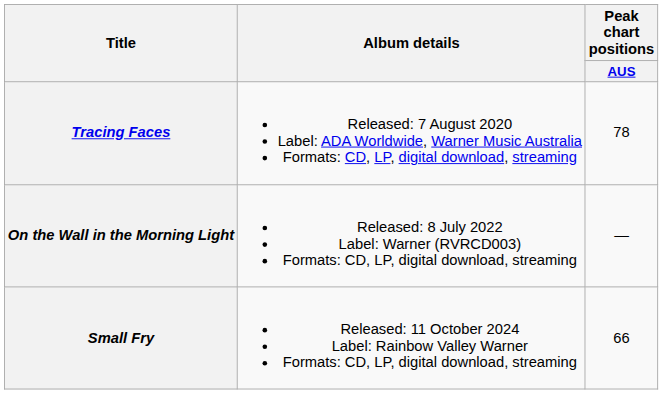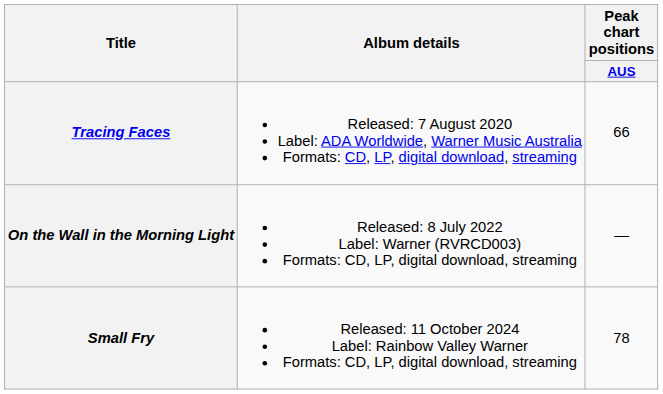(622, 133) 78 -> (622, 133) 66
(622, 338) 66 -> (622, 338) 78
